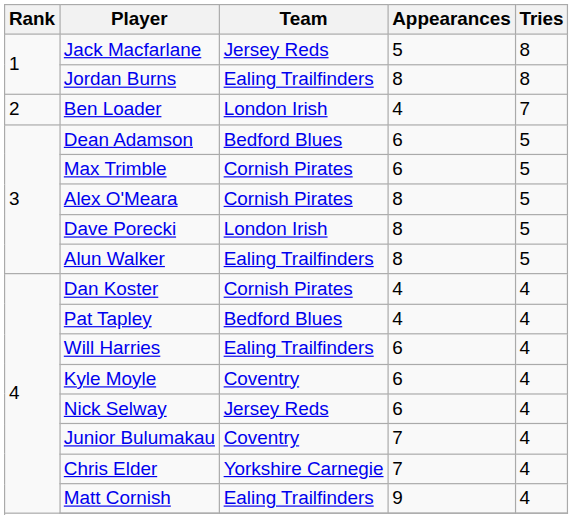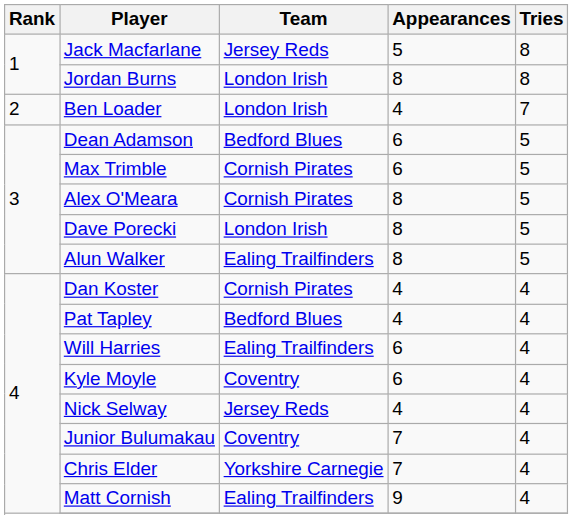(299, 79) Ealing Trailfinders -> (276, 79) London Irish
(397, 408) 6 -> (397, 408) 4
